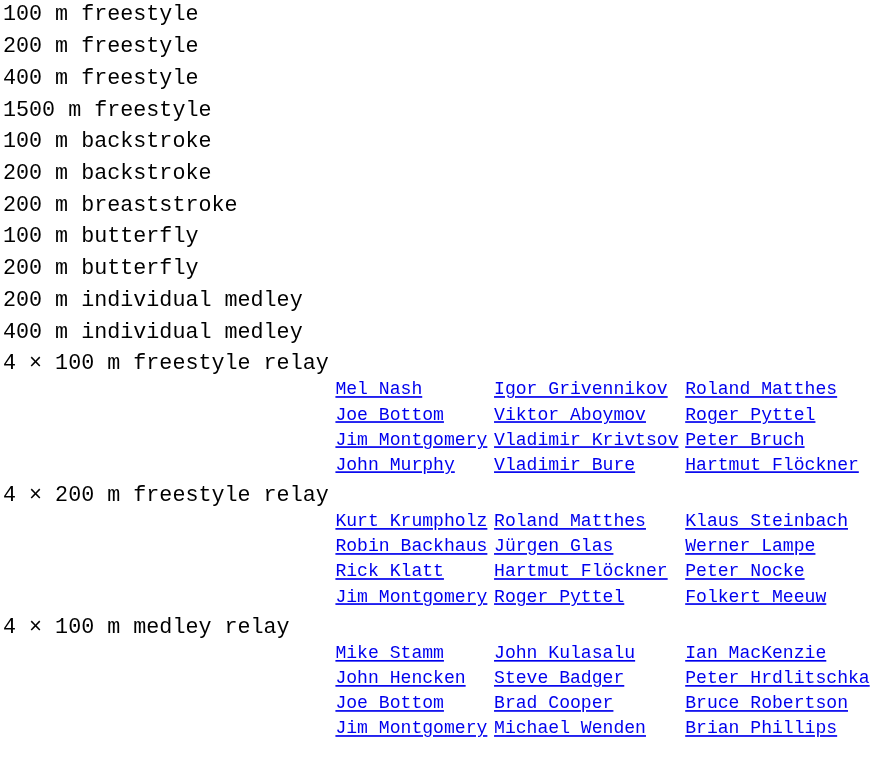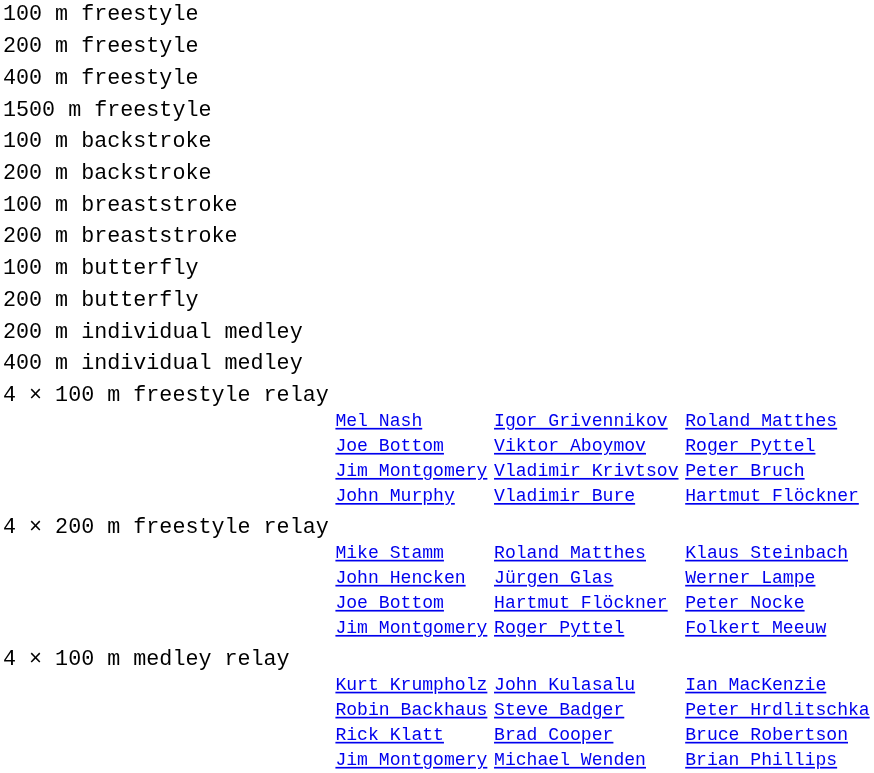+ row: (120, 205)
(411, 559) Kurt Krumpholz Robin Backhaus Rick Klatt Jim Montgomery -> (411, 591) Mike Stamm John Hencken Joe Bottom Jim Montgomery
(411, 691) Mike Stamm John Hencken Joe Bottom Jim Montgomery -> (411, 723) Kurt Krumpholz Robin Backhaus Rick Klatt Jim Montgomery
